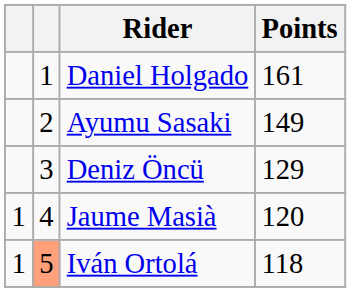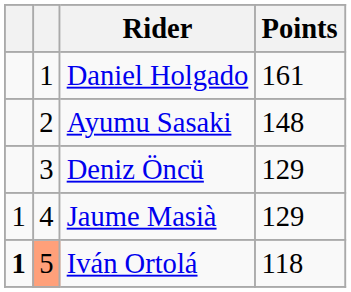(283, 122) 149 -> (283, 122) 148
(283, 216) 120 -> (283, 216) 129
(19, 263) normal -> (19, 263) bold
